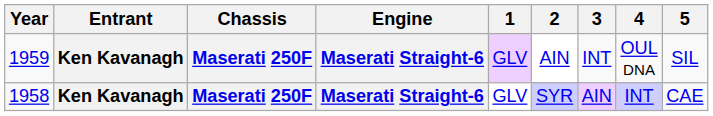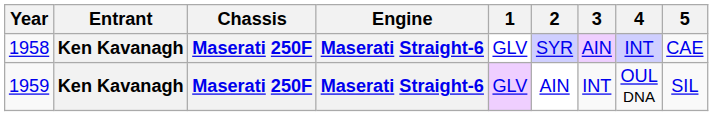rows swapped: (29, 97) <-> (29, 58)
